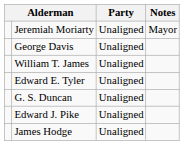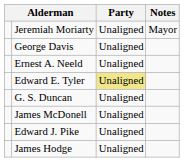+ row: (49, 64)
- row: (52, 64)
(121, 81) no background -> (121, 81) khaki background
+ row: (51, 115)
